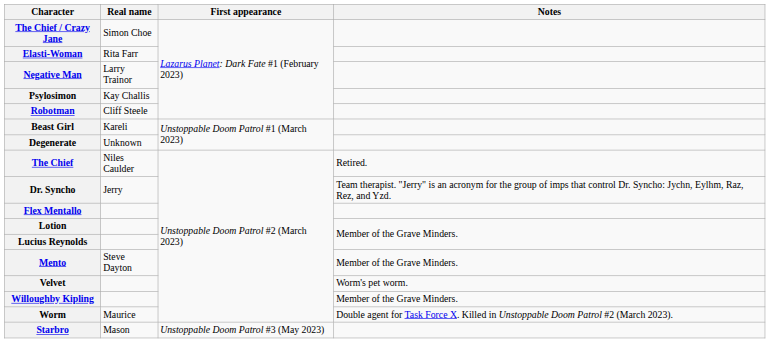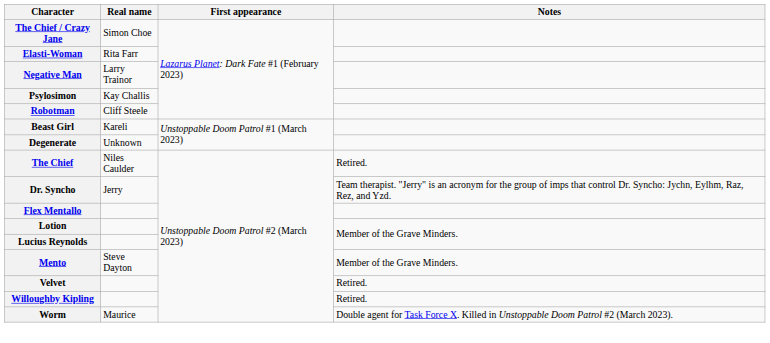(372, 283) Worm's pet worm. -> (352, 283) Retired.
(397, 299) Member of the Grave Minders. -> (352, 299) Retired.
- row: (53, 330)
